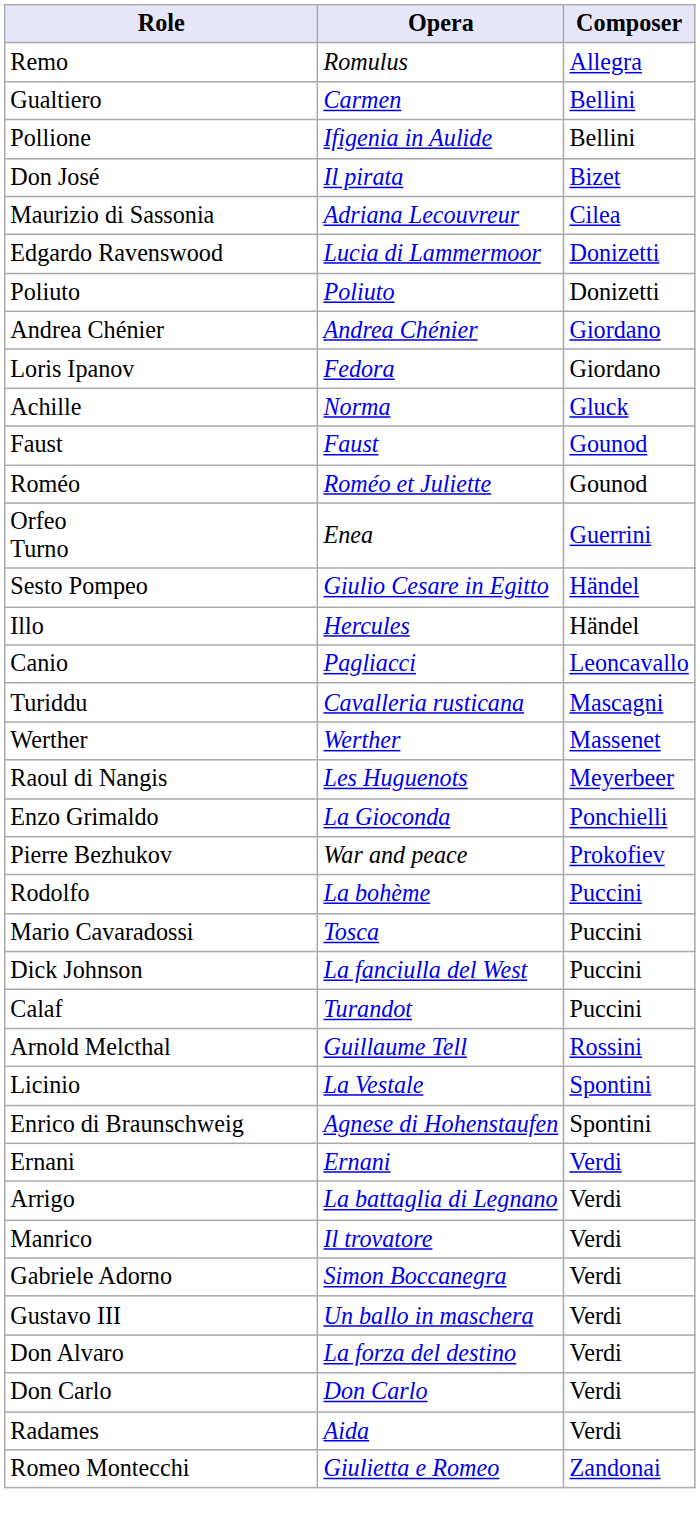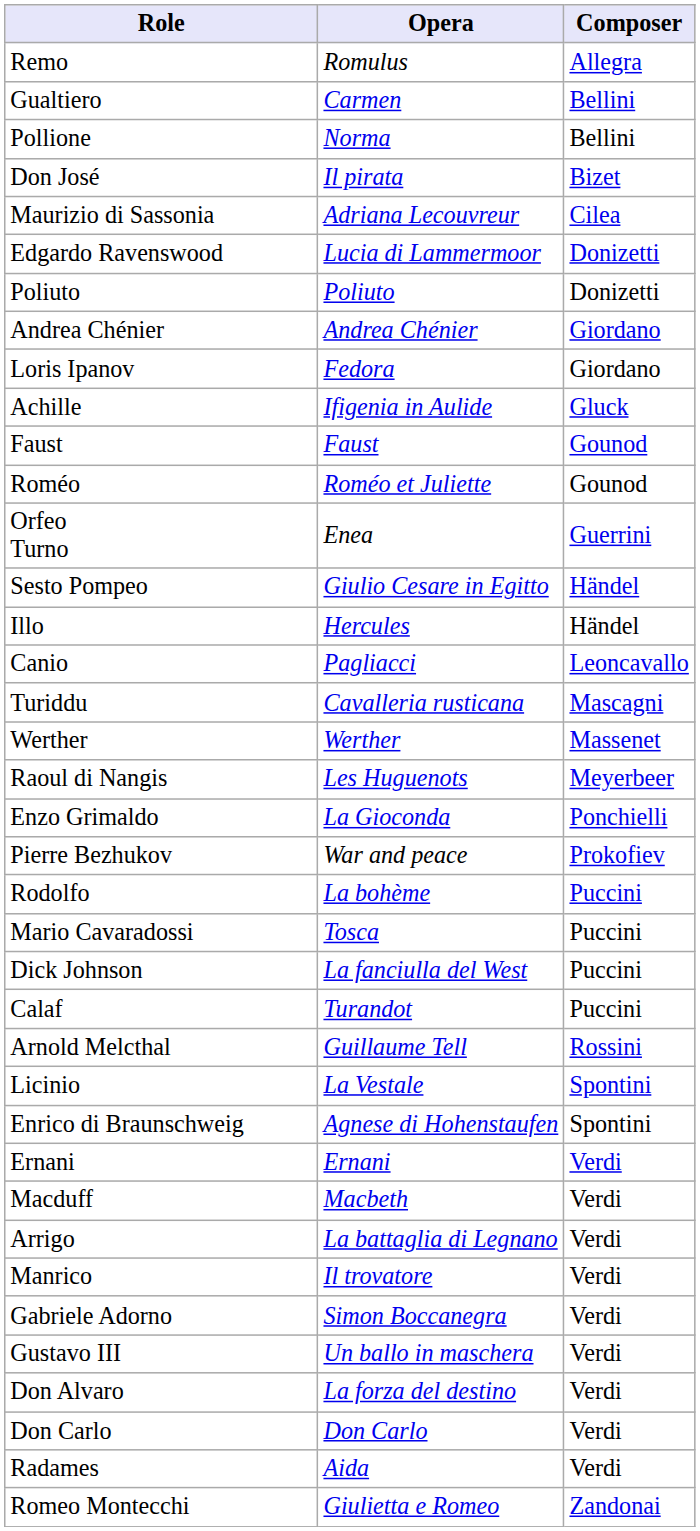(408, 138) Ifigenia in Aulide -> (357, 138) Norma
(357, 406) Norma -> (408, 406) Ifigenia in Aulide
+ row: (52, 1200)
